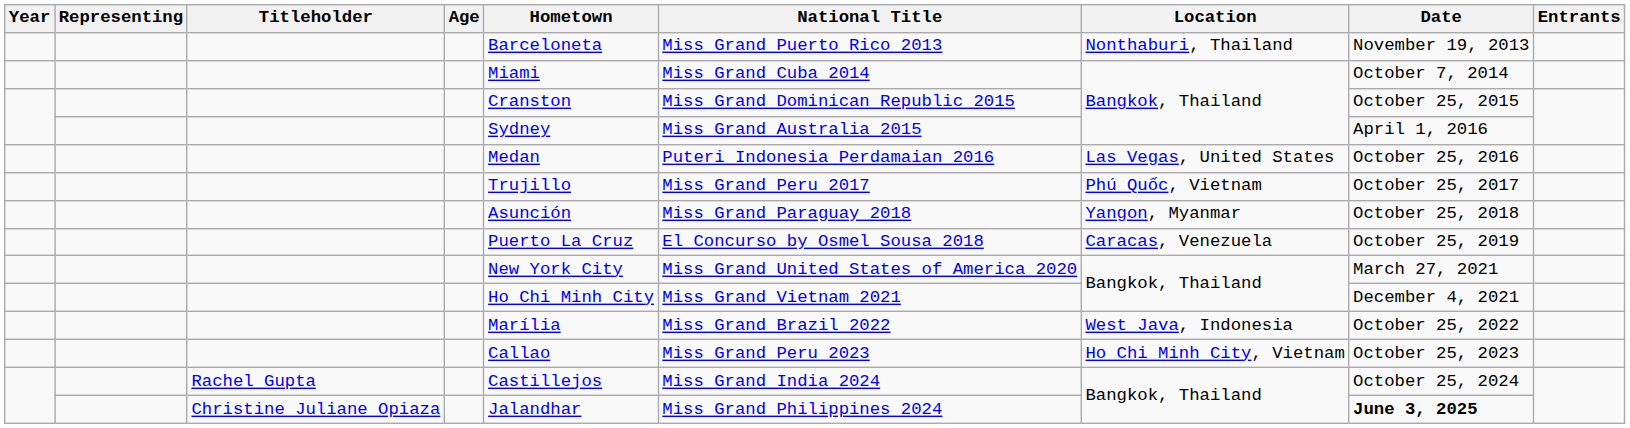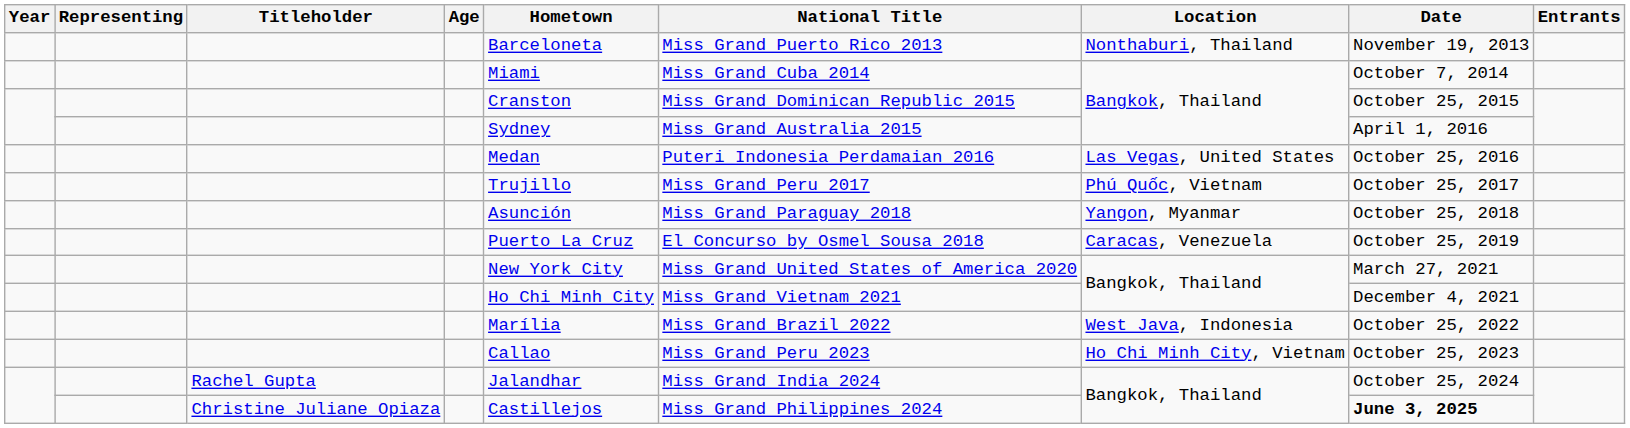(545, 382) Castillejos -> (535, 382) Jalandhar
(535, 410) Jalandhar -> (545, 410) Castillejos
